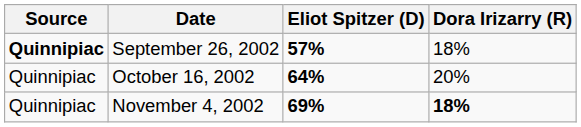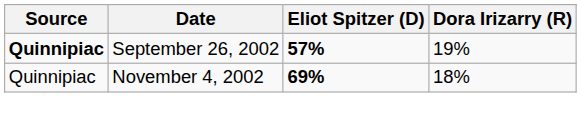(451, 48) 18% -> (451, 48) 19%
- row: (183, 77)
(451, 106) bold -> (451, 77) normal
